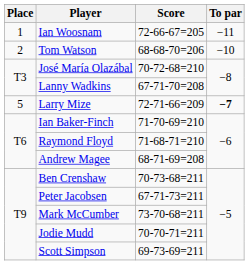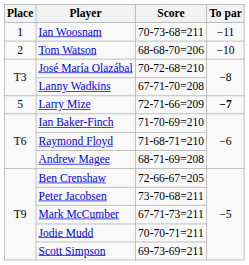(171, 31) 72-66-67=205 -> (171, 31) 70-73-68=211
(171, 178) 70-73-68=211 -> (171, 178) 72-66-67=205
(171, 196) 67-71-73=211 -> (171, 196) 73-70-68=211
(171, 214) 73-70-68=211 -> (171, 214) 67-71-73=211
